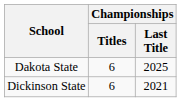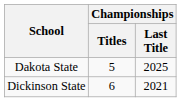(112, 67) 6 -> (112, 67) 5
